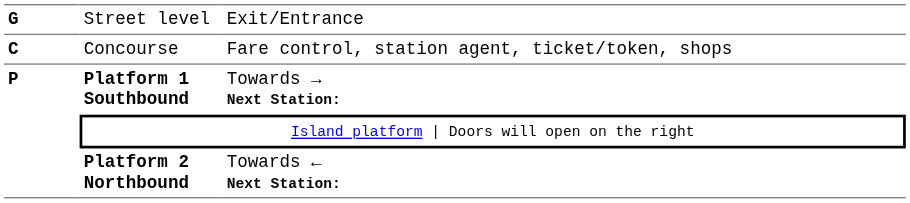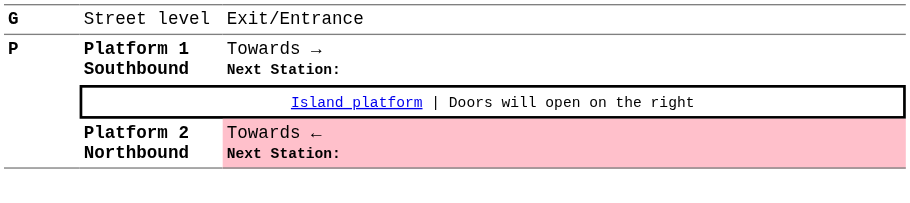- row: (131, 49)
(284, 172) no background -> (284, 142) pink background
